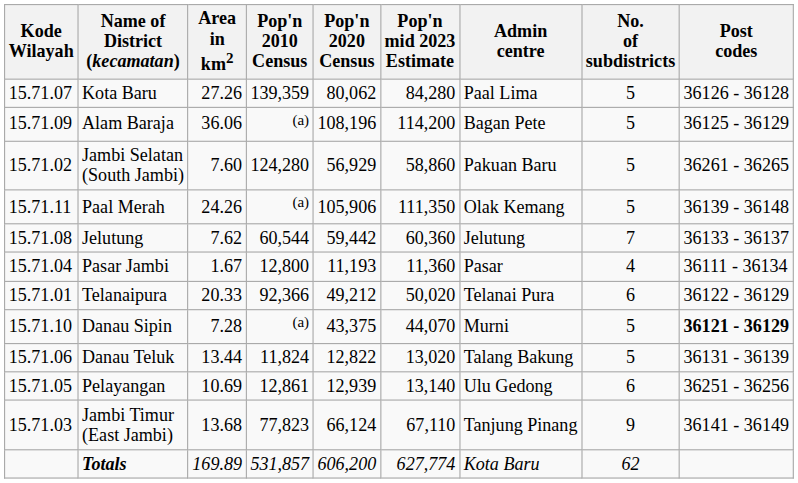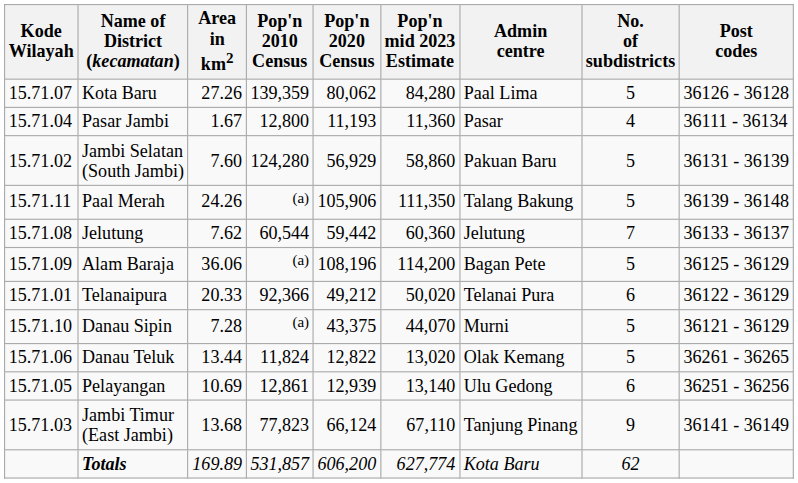rows swapped: (128, 124) <-> (125, 266)
(736, 165) 36261 - 36265 -> (736, 160) 36131 - 36139
(514, 206) Olak Kemang -> (519, 201) Talang Bakung
(736, 326) bold -> (736, 326) normal
(519, 357) Talang Bakung -> (514, 357) Olak Kemang
(736, 357) 36131 - 36139 -> (736, 357) 36261 - 36265
